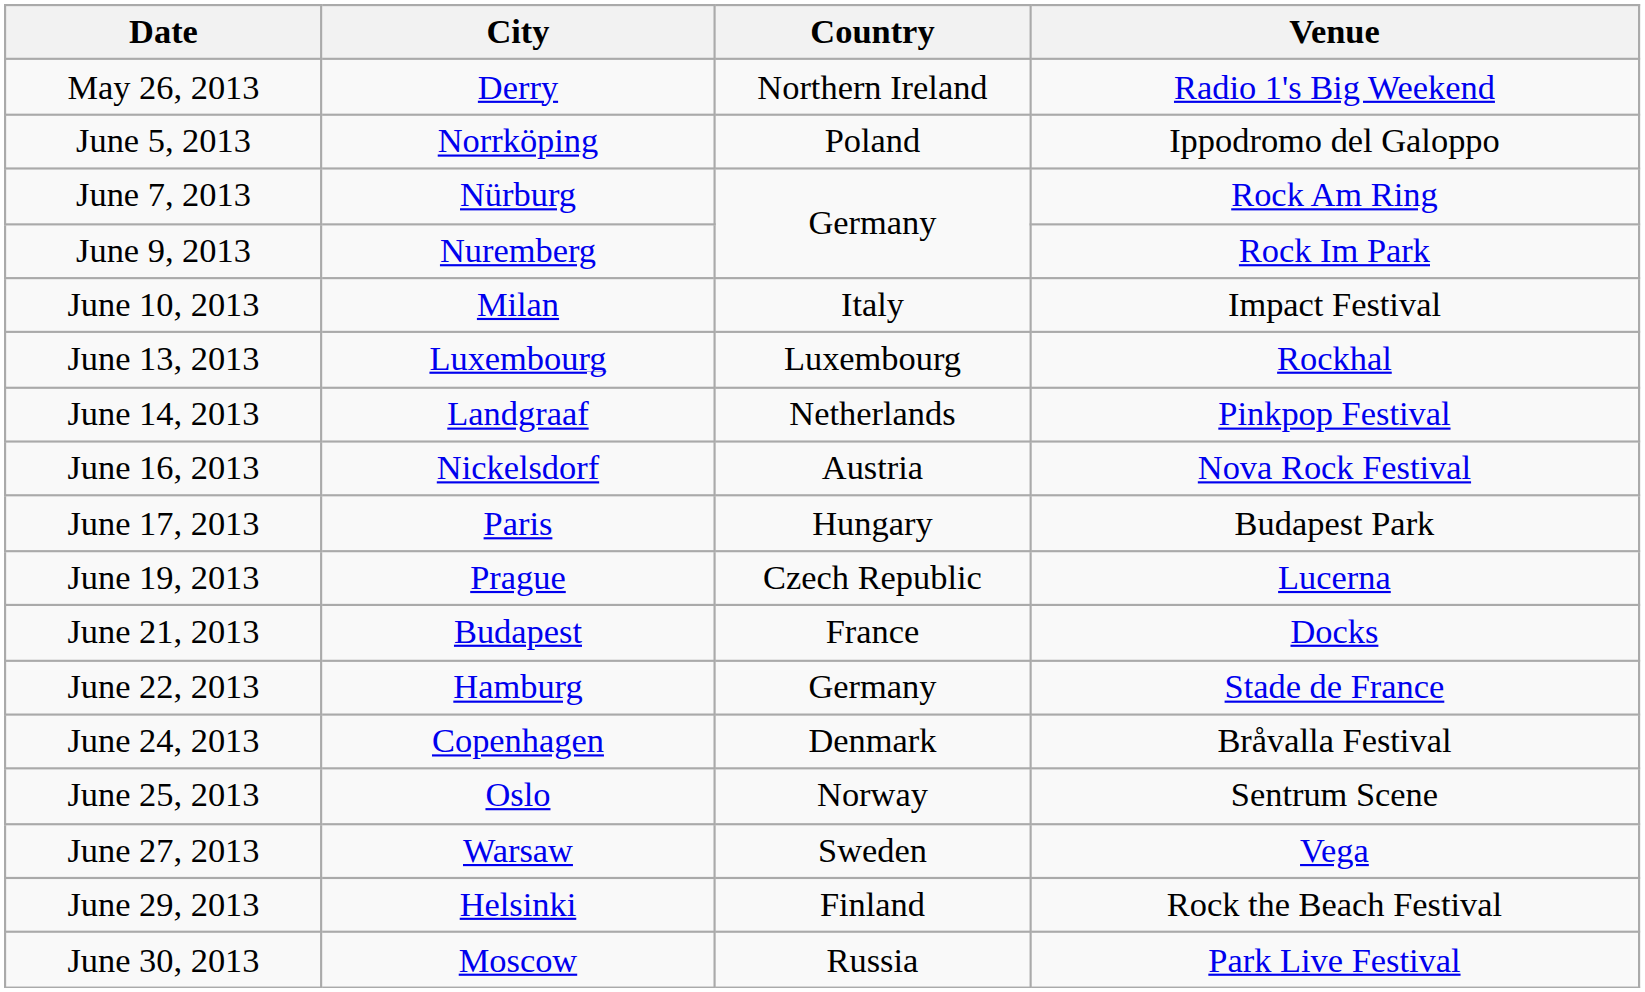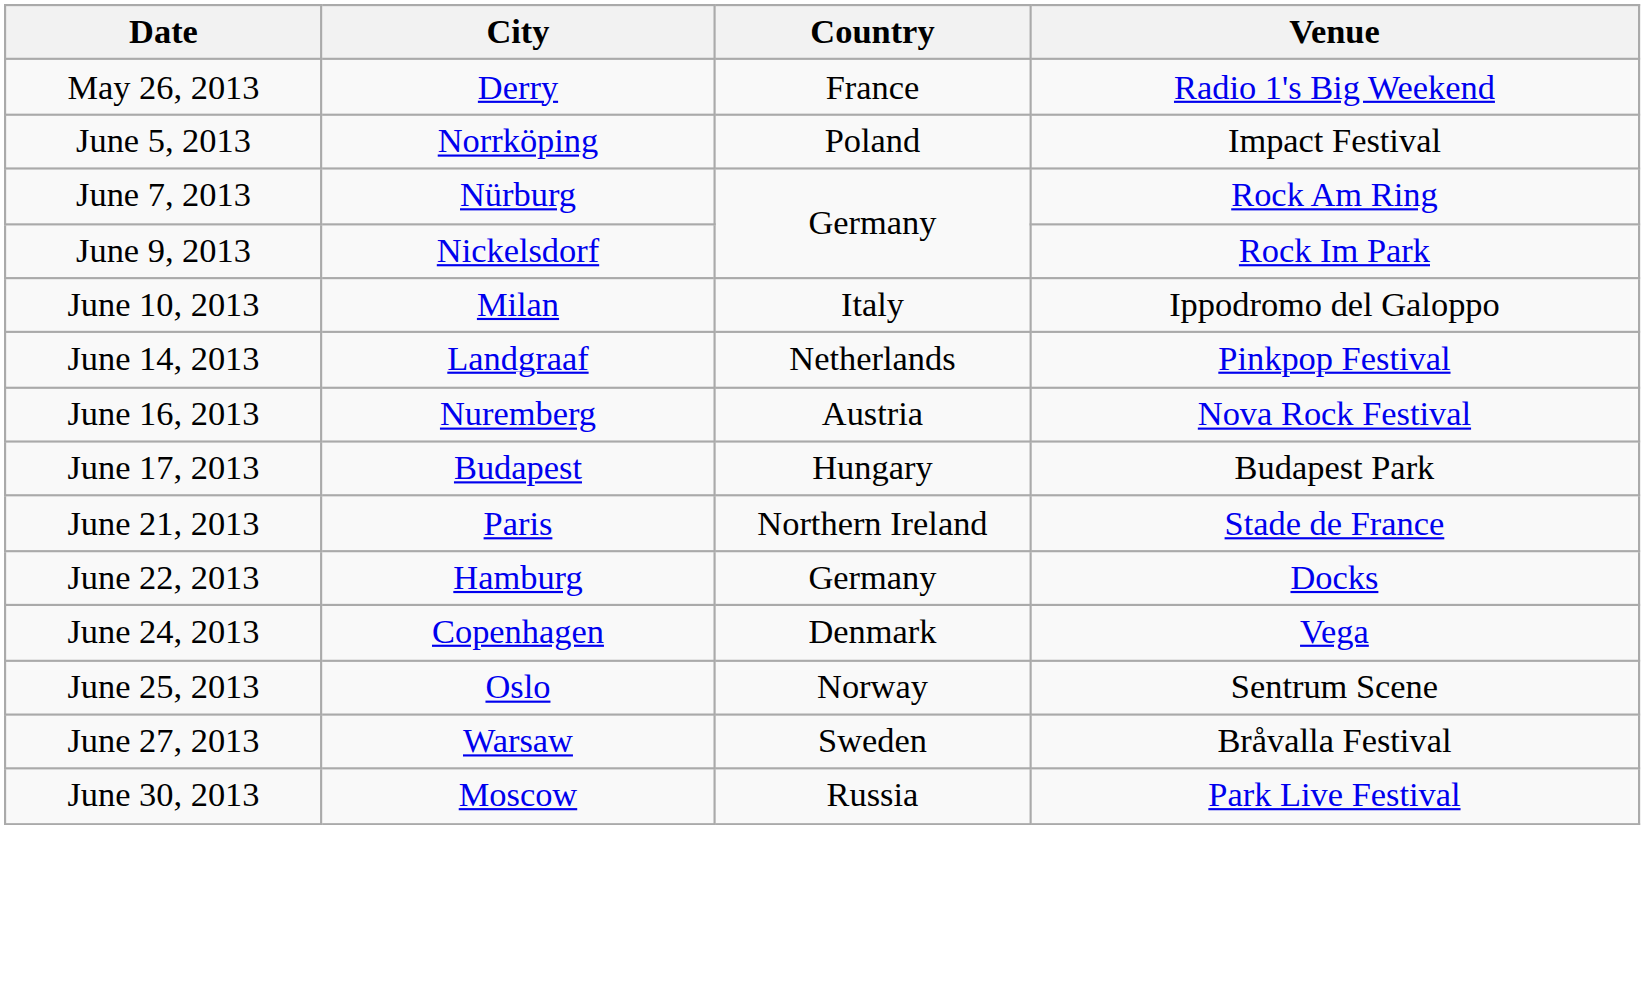(872, 86) Northern Ireland -> (872, 86) France
(1334, 140) Ippodromo del Galoppo -> (1334, 140) Impact Festival
(518, 250) Nuremberg -> (518, 250) Nickelsdorf
(1334, 304) Impact Festival -> (1334, 304) Ippodromo del Galoppo
- row: (163, 359)
(518, 468) Nickelsdorf -> (518, 413) Nuremberg
(518, 522) Paris -> (518, 468) Budapest
- row: (163, 577)
(518, 631) Budapest -> (518, 522) Paris
(872, 631) France -> (872, 522) Northern Ireland
(1334, 631) Docks -> (1334, 522) Stade de France
(1334, 686) Stade de France -> (1334, 577) Docks
(1334, 741) Bråvalla Festival -> (1334, 631) Vega
(1334, 850) Vega -> (1334, 741) Bråvalla Festival
- row: (163, 904)
